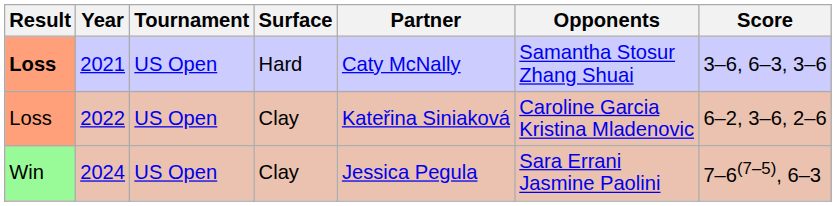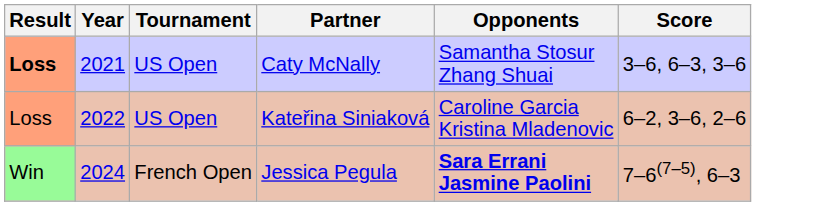- column: (296, 20)
(176, 173) US Open -> (193, 173) French Open
(590, 173) normal -> (515, 173) bold
